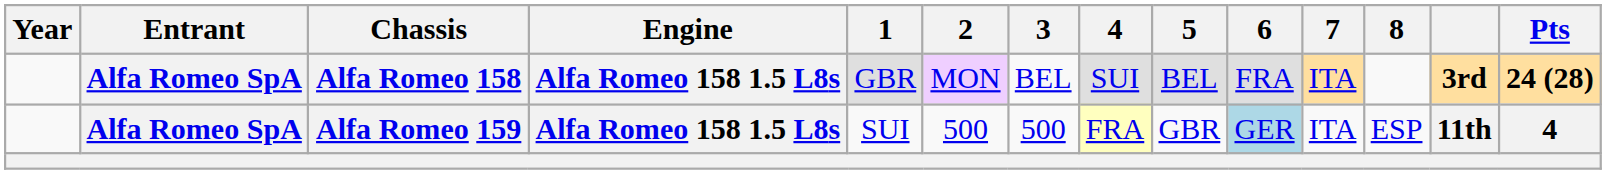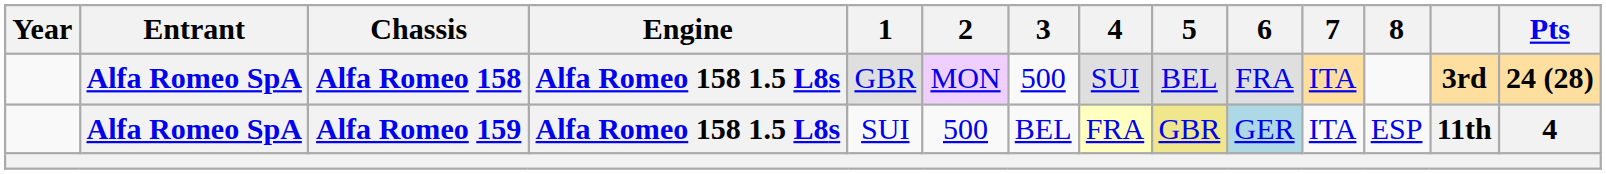(1043, 78) BEL -> (1043, 78) 500
(1043, 128) 500 -> (1043, 128) BEL
(1189, 128) no background -> (1189, 128) khaki background
